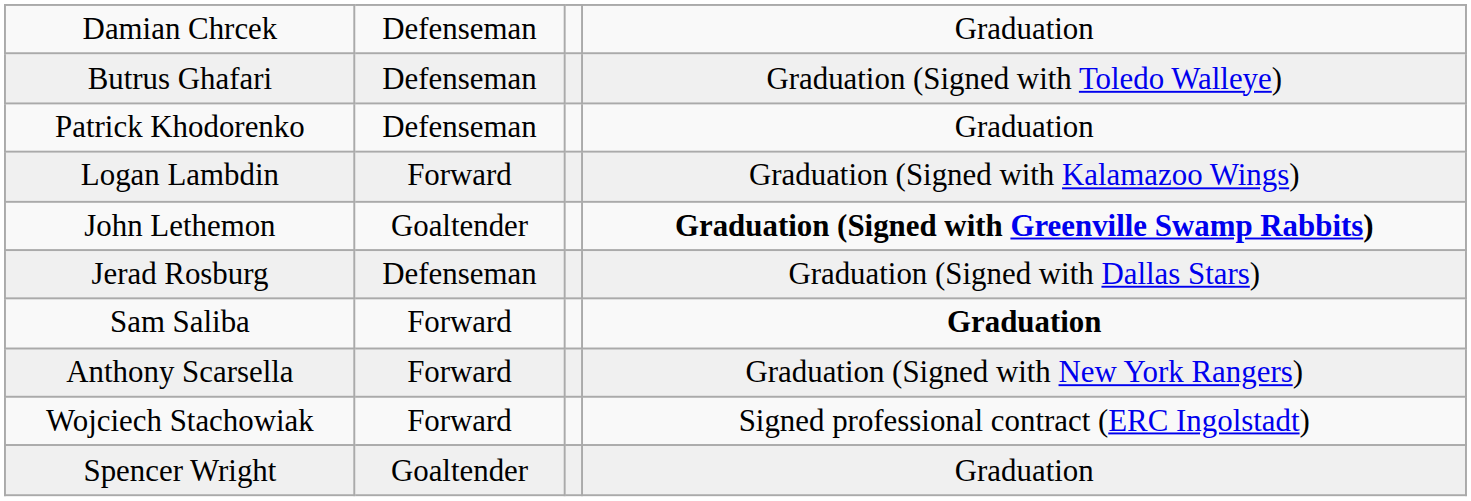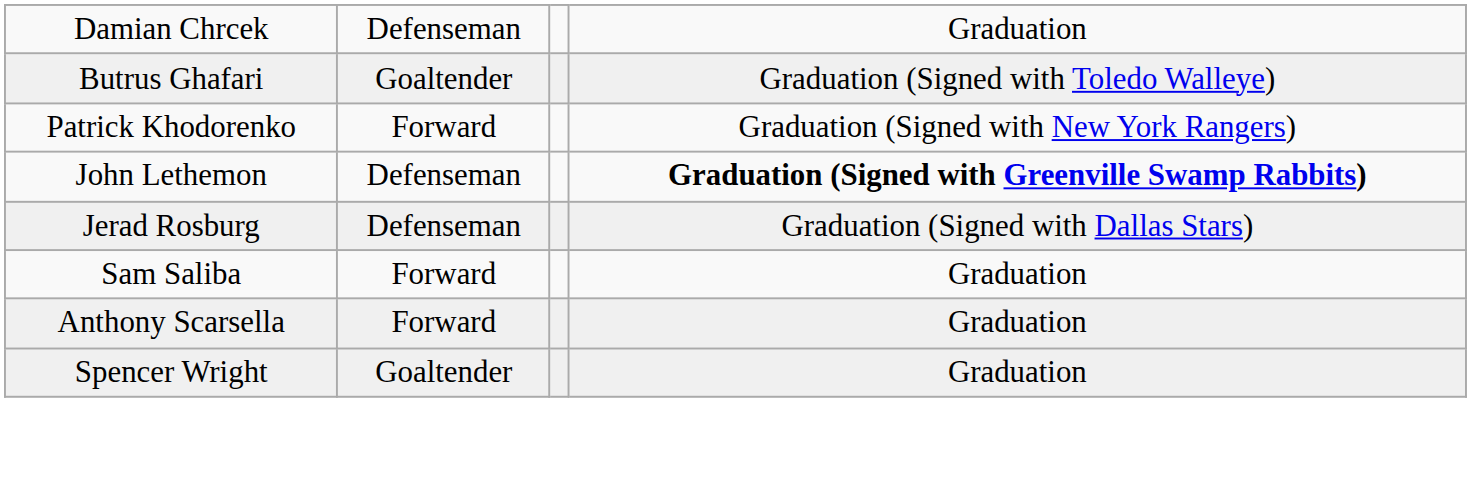(459, 77) Defenseman -> (444, 77) Goaltender
(459, 126) Defenseman -> (444, 126) Forward
(1024, 126) Graduation -> (1017, 126) Graduation (Signed with New York Rangers)
- row: (180, 175)
(459, 224) Goaltender -> (444, 175) Defenseman
(1024, 322) bold -> (1017, 273) normal
(1024, 371) Graduation (Signed with New York Rangers) -> (1017, 322) Graduation
- row: (180, 420)
